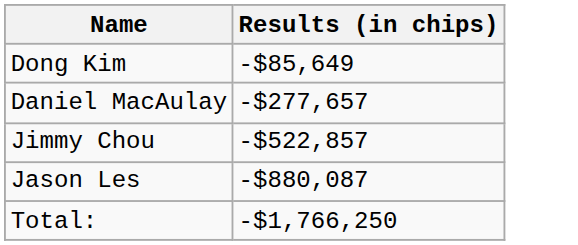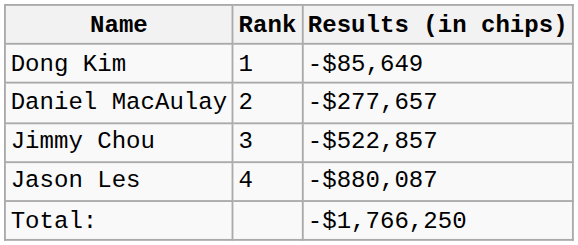+ column: (267, 25)
